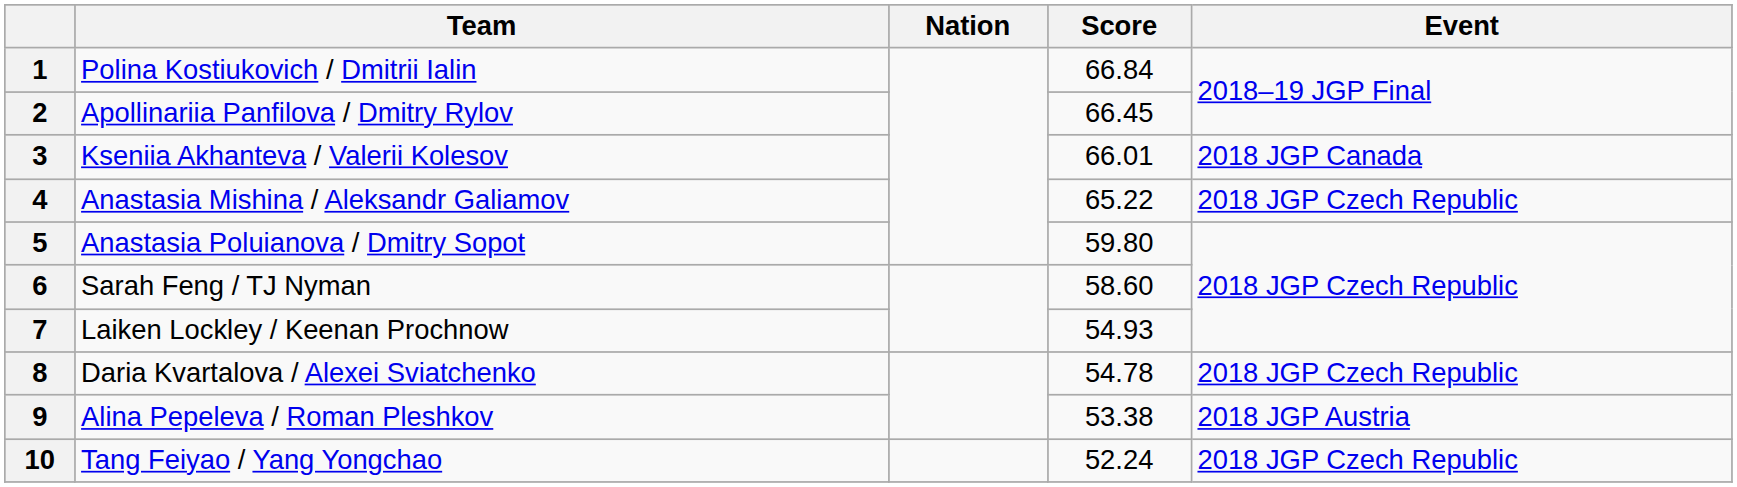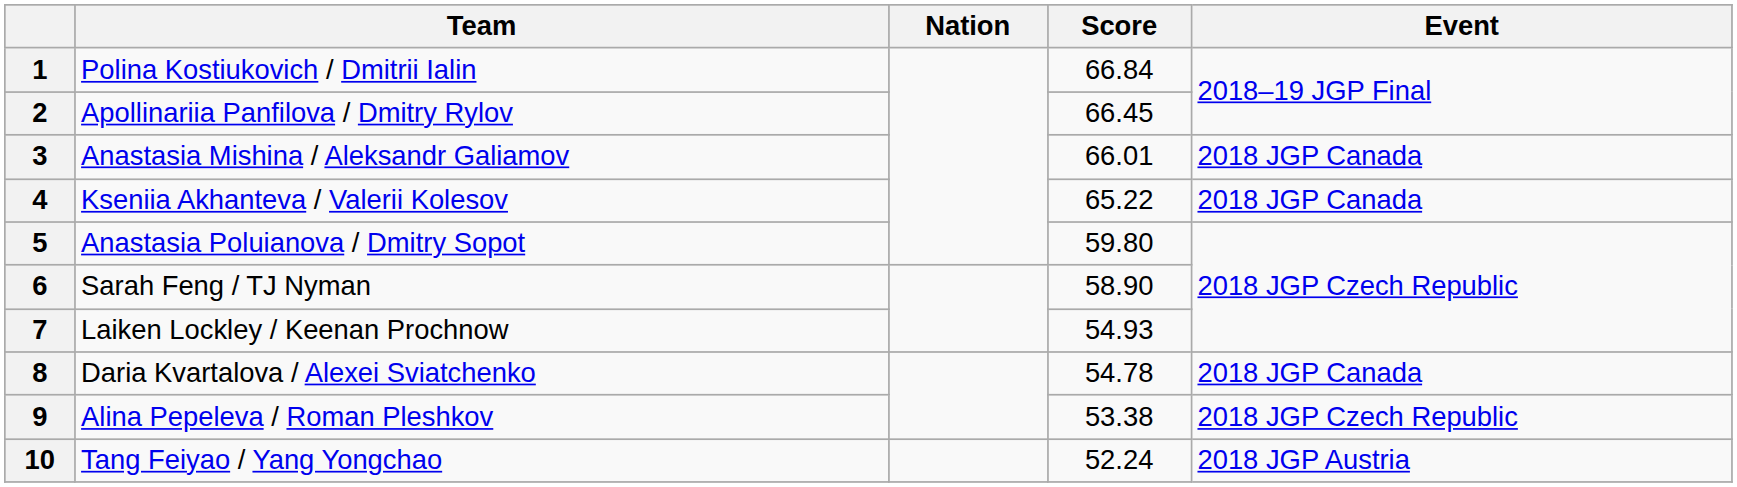(295, 156) Kseniia Akhanteva / Valerii Kolesov -> (325, 156) Anastasia Mishina / Aleksandr Galiamov
(325, 199) Anastasia Mishina / Aleksandr Galiamov -> (295, 199) Kseniia Akhanteva / Valerii Kolesov
(1358, 199) 2018 JGP Czech Republic -> (1310, 199) 2018 JGP Canada
(1119, 286) 58.60 -> (1119, 286) 58.90
(1358, 373) 2018 JGP Czech Republic -> (1310, 373) 2018 JGP Canada
(1304, 416) 2018 JGP Austria -> (1358, 416) 2018 JGP Czech Republic
(1358, 460) 2018 JGP Czech Republic -> (1304, 460) 2018 JGP Austria
